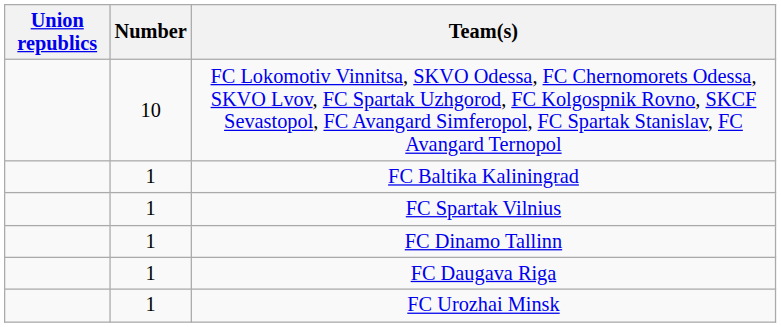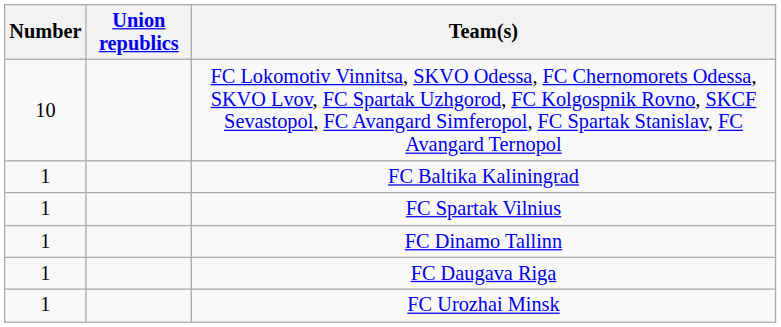columns swapped: (151, 32) <-> (57, 32)
